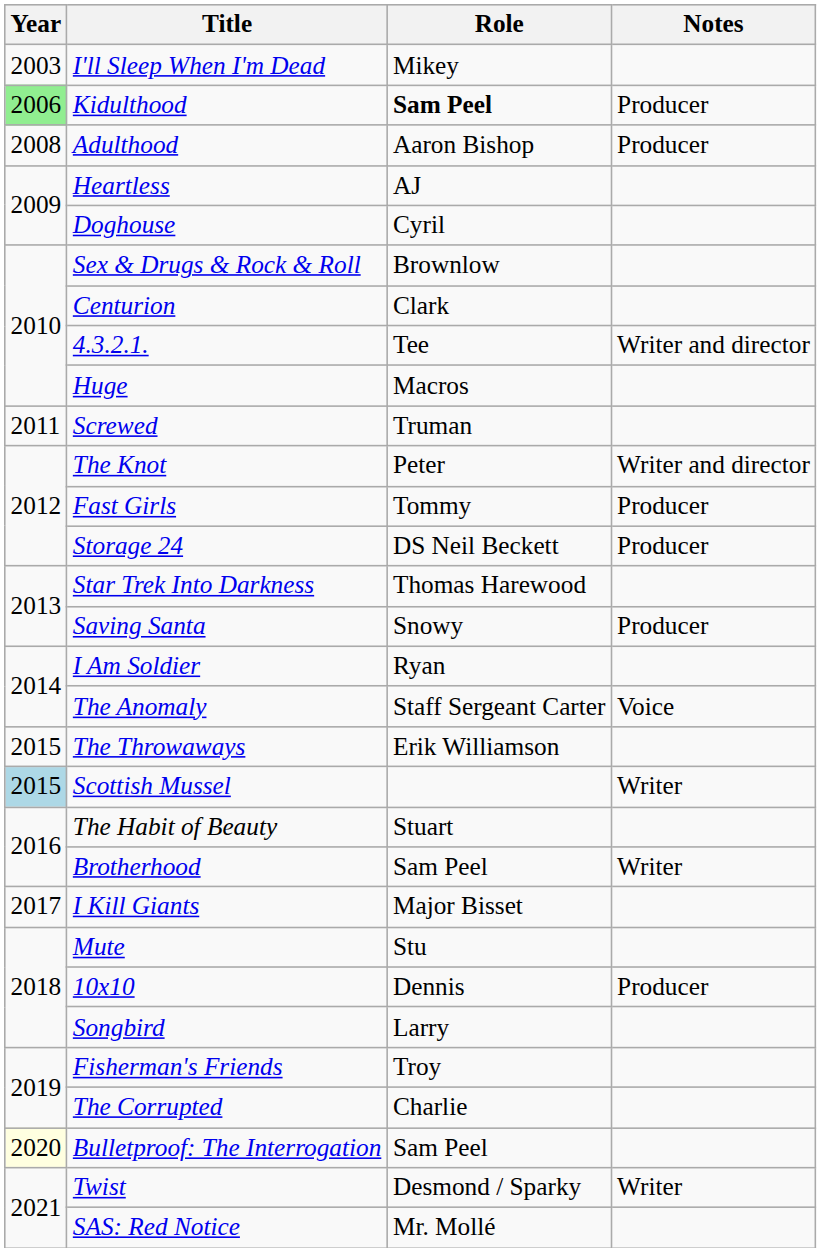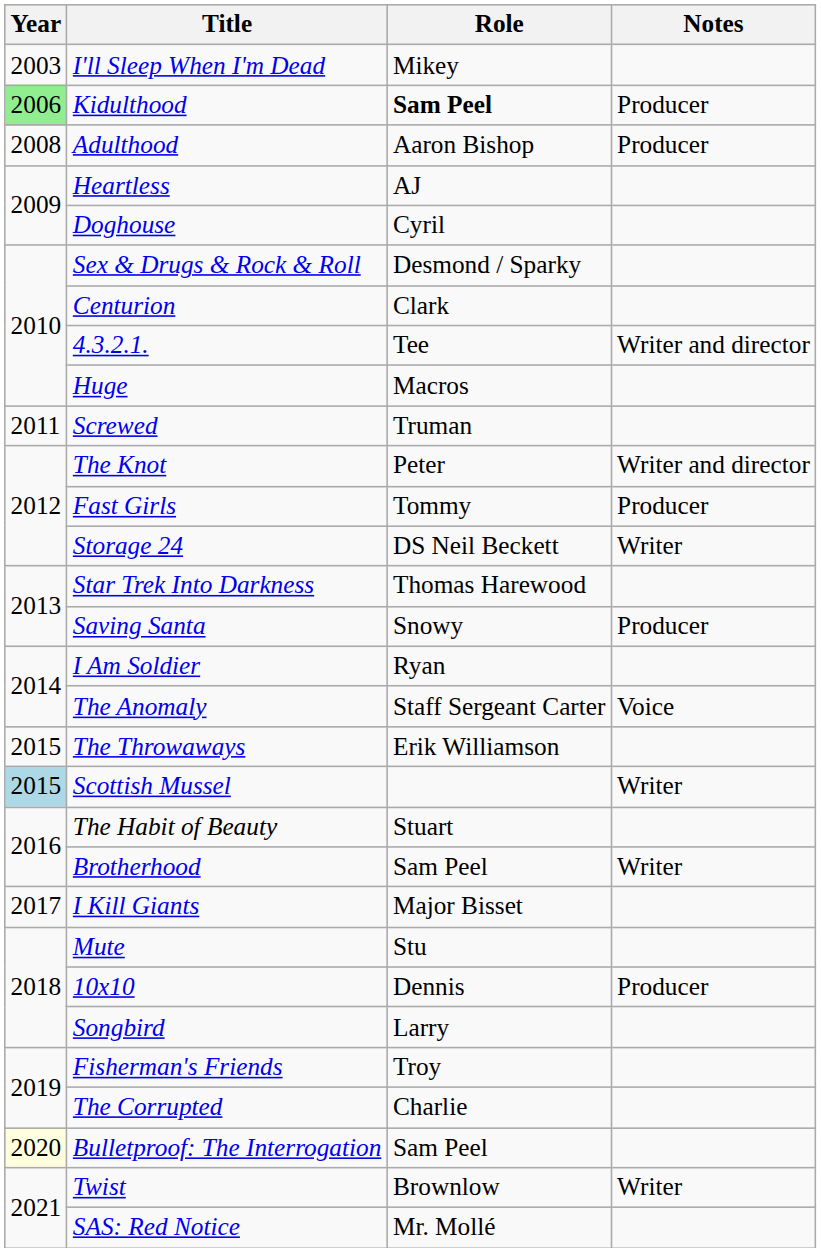(446, 265) Brownlow -> (487, 265) Desmond / Sparky
(663, 545) Producer -> (650, 545) Writer
(487, 1187) Desmond / Sparky -> (446, 1187) Brownlow
